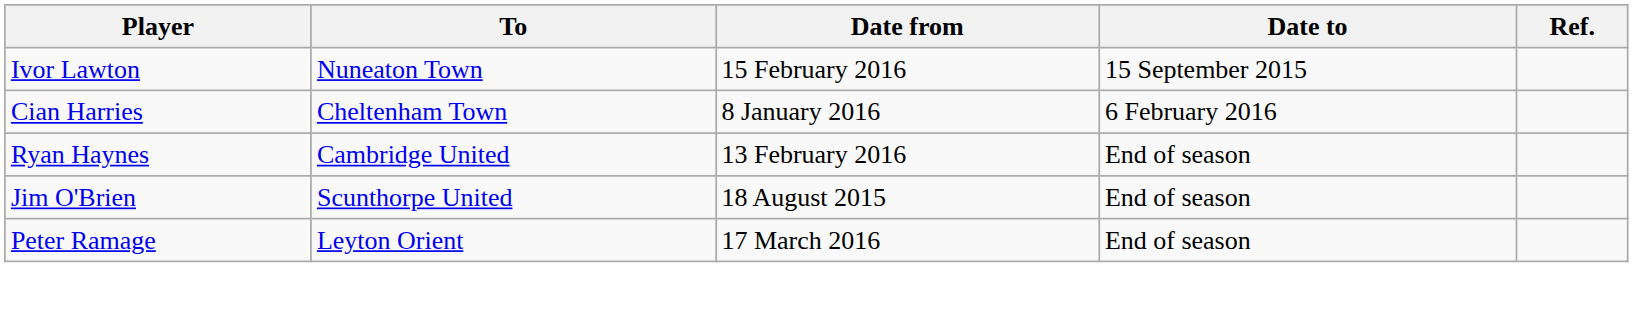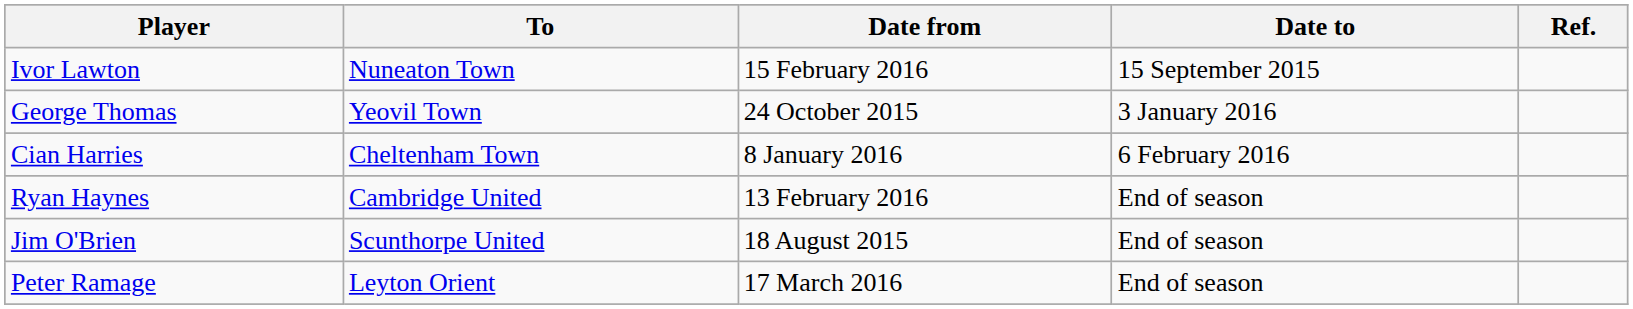+ row: (94, 111)
